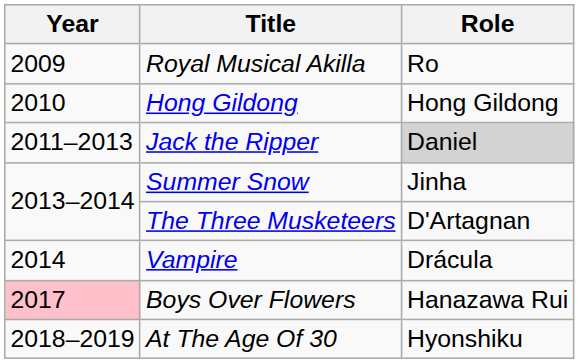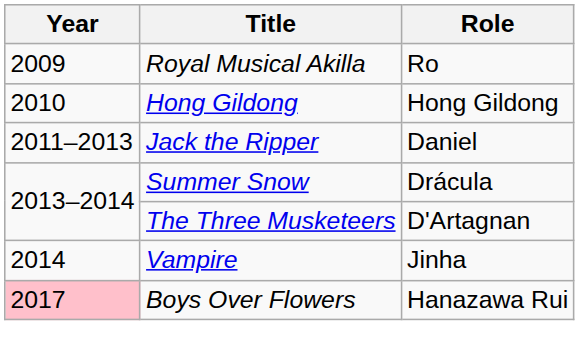(442, 142) lightgrey background -> (442, 142) no background
(437, 181) Jinha -> (450, 181) Drácula
(450, 260) Drácula -> (437, 260) Jinha
- row: (241, 338)
